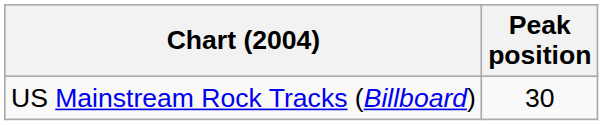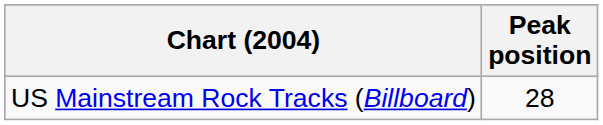(540, 97) 30 -> (540, 97) 28
